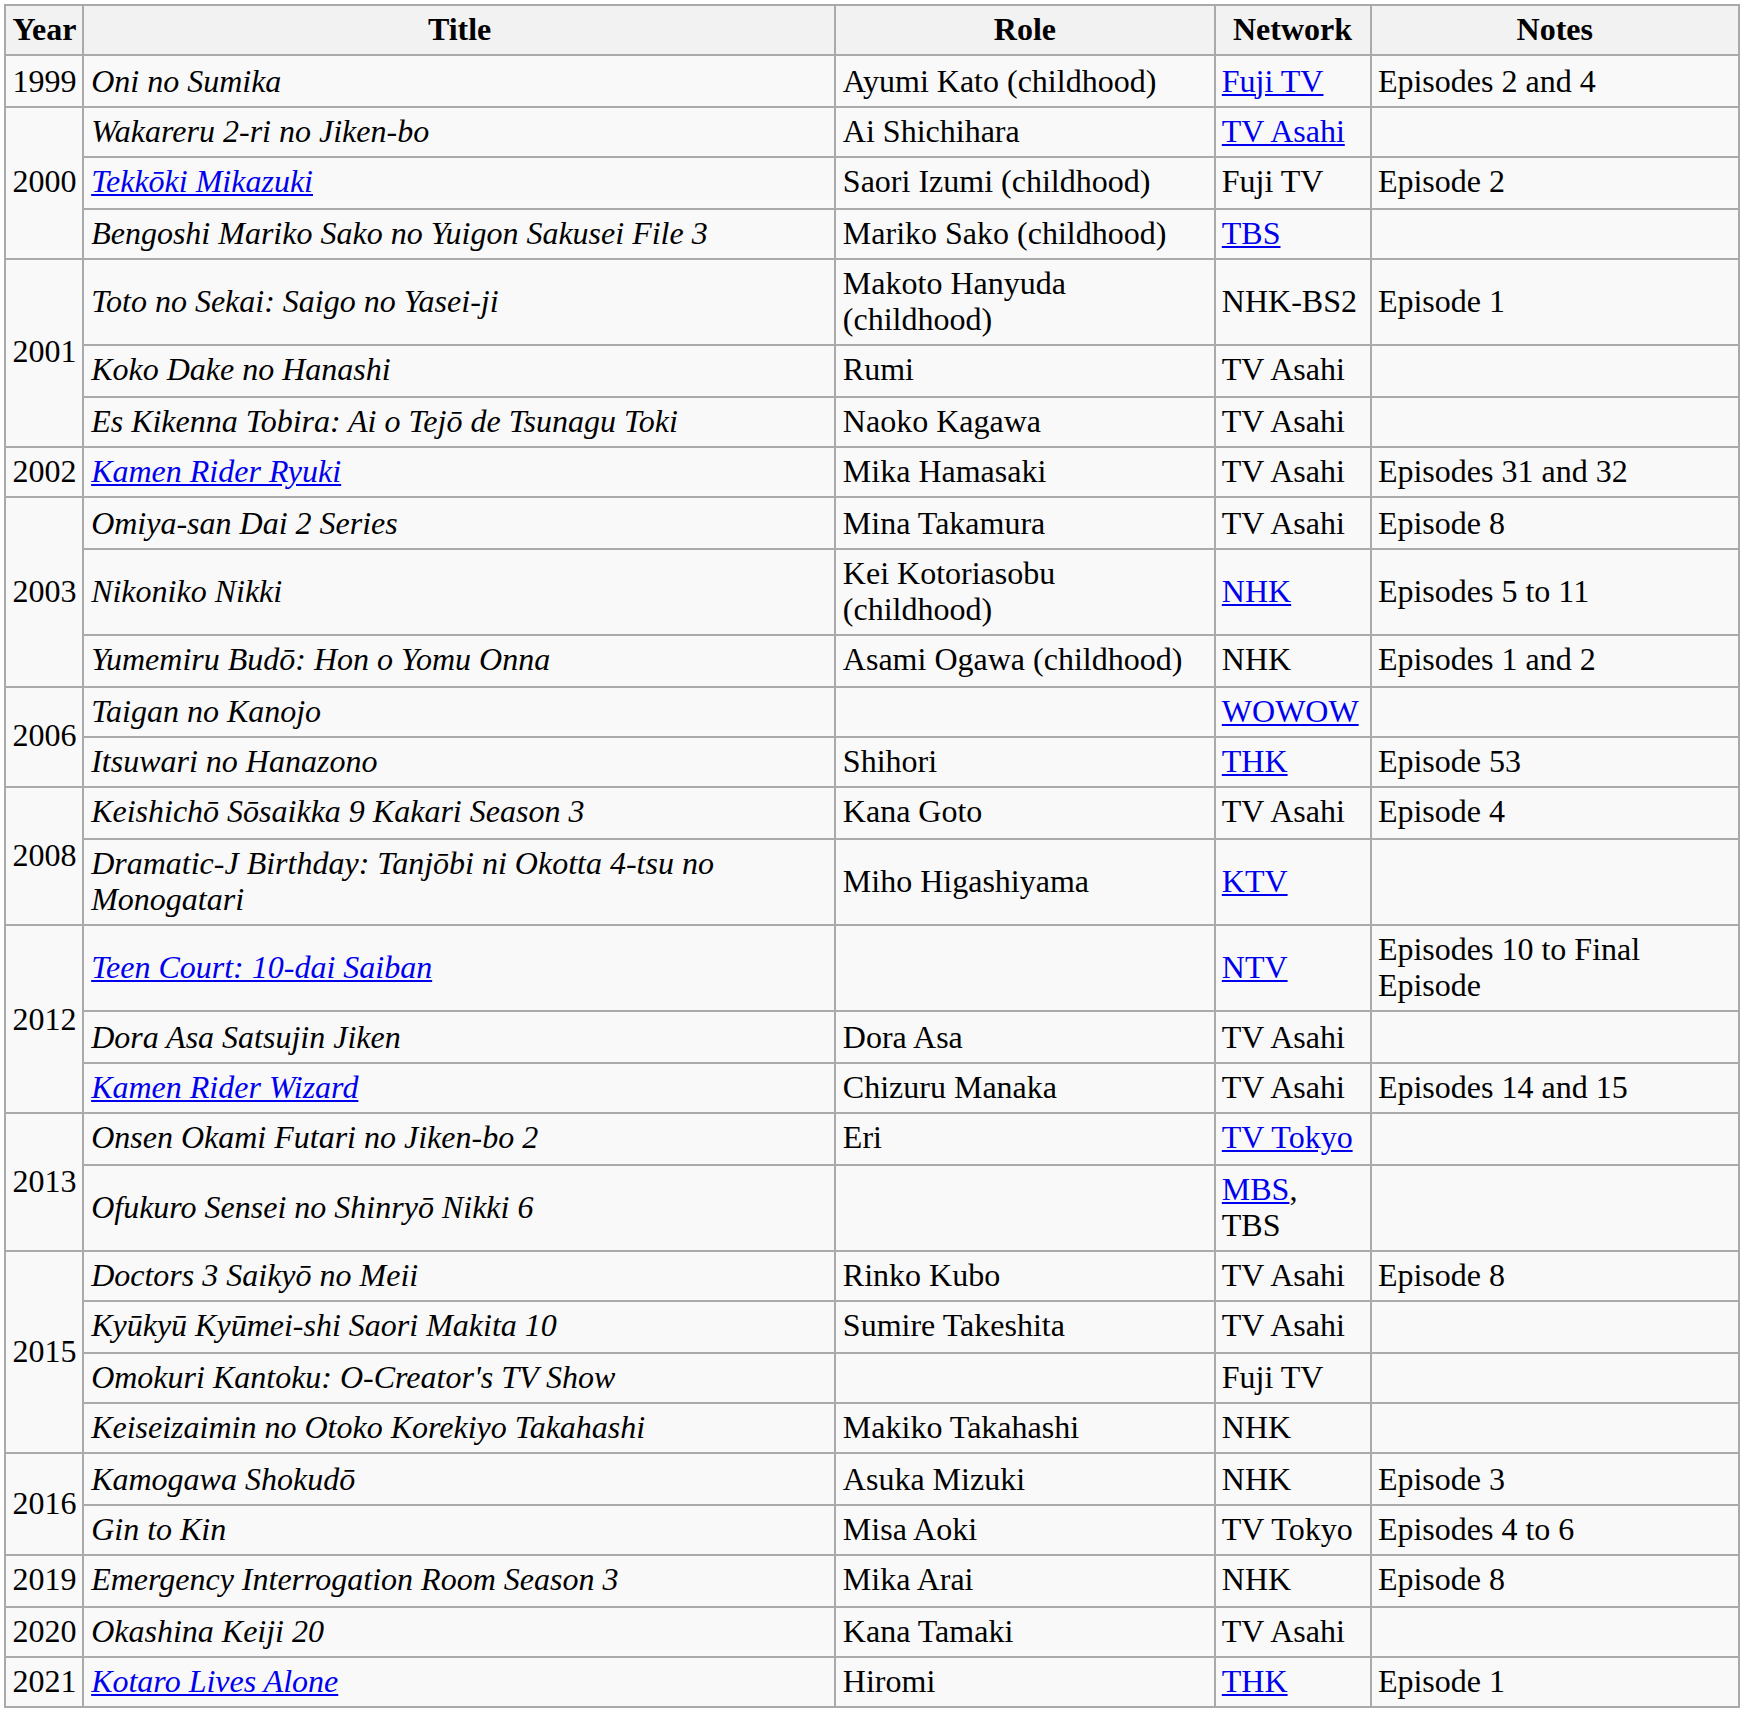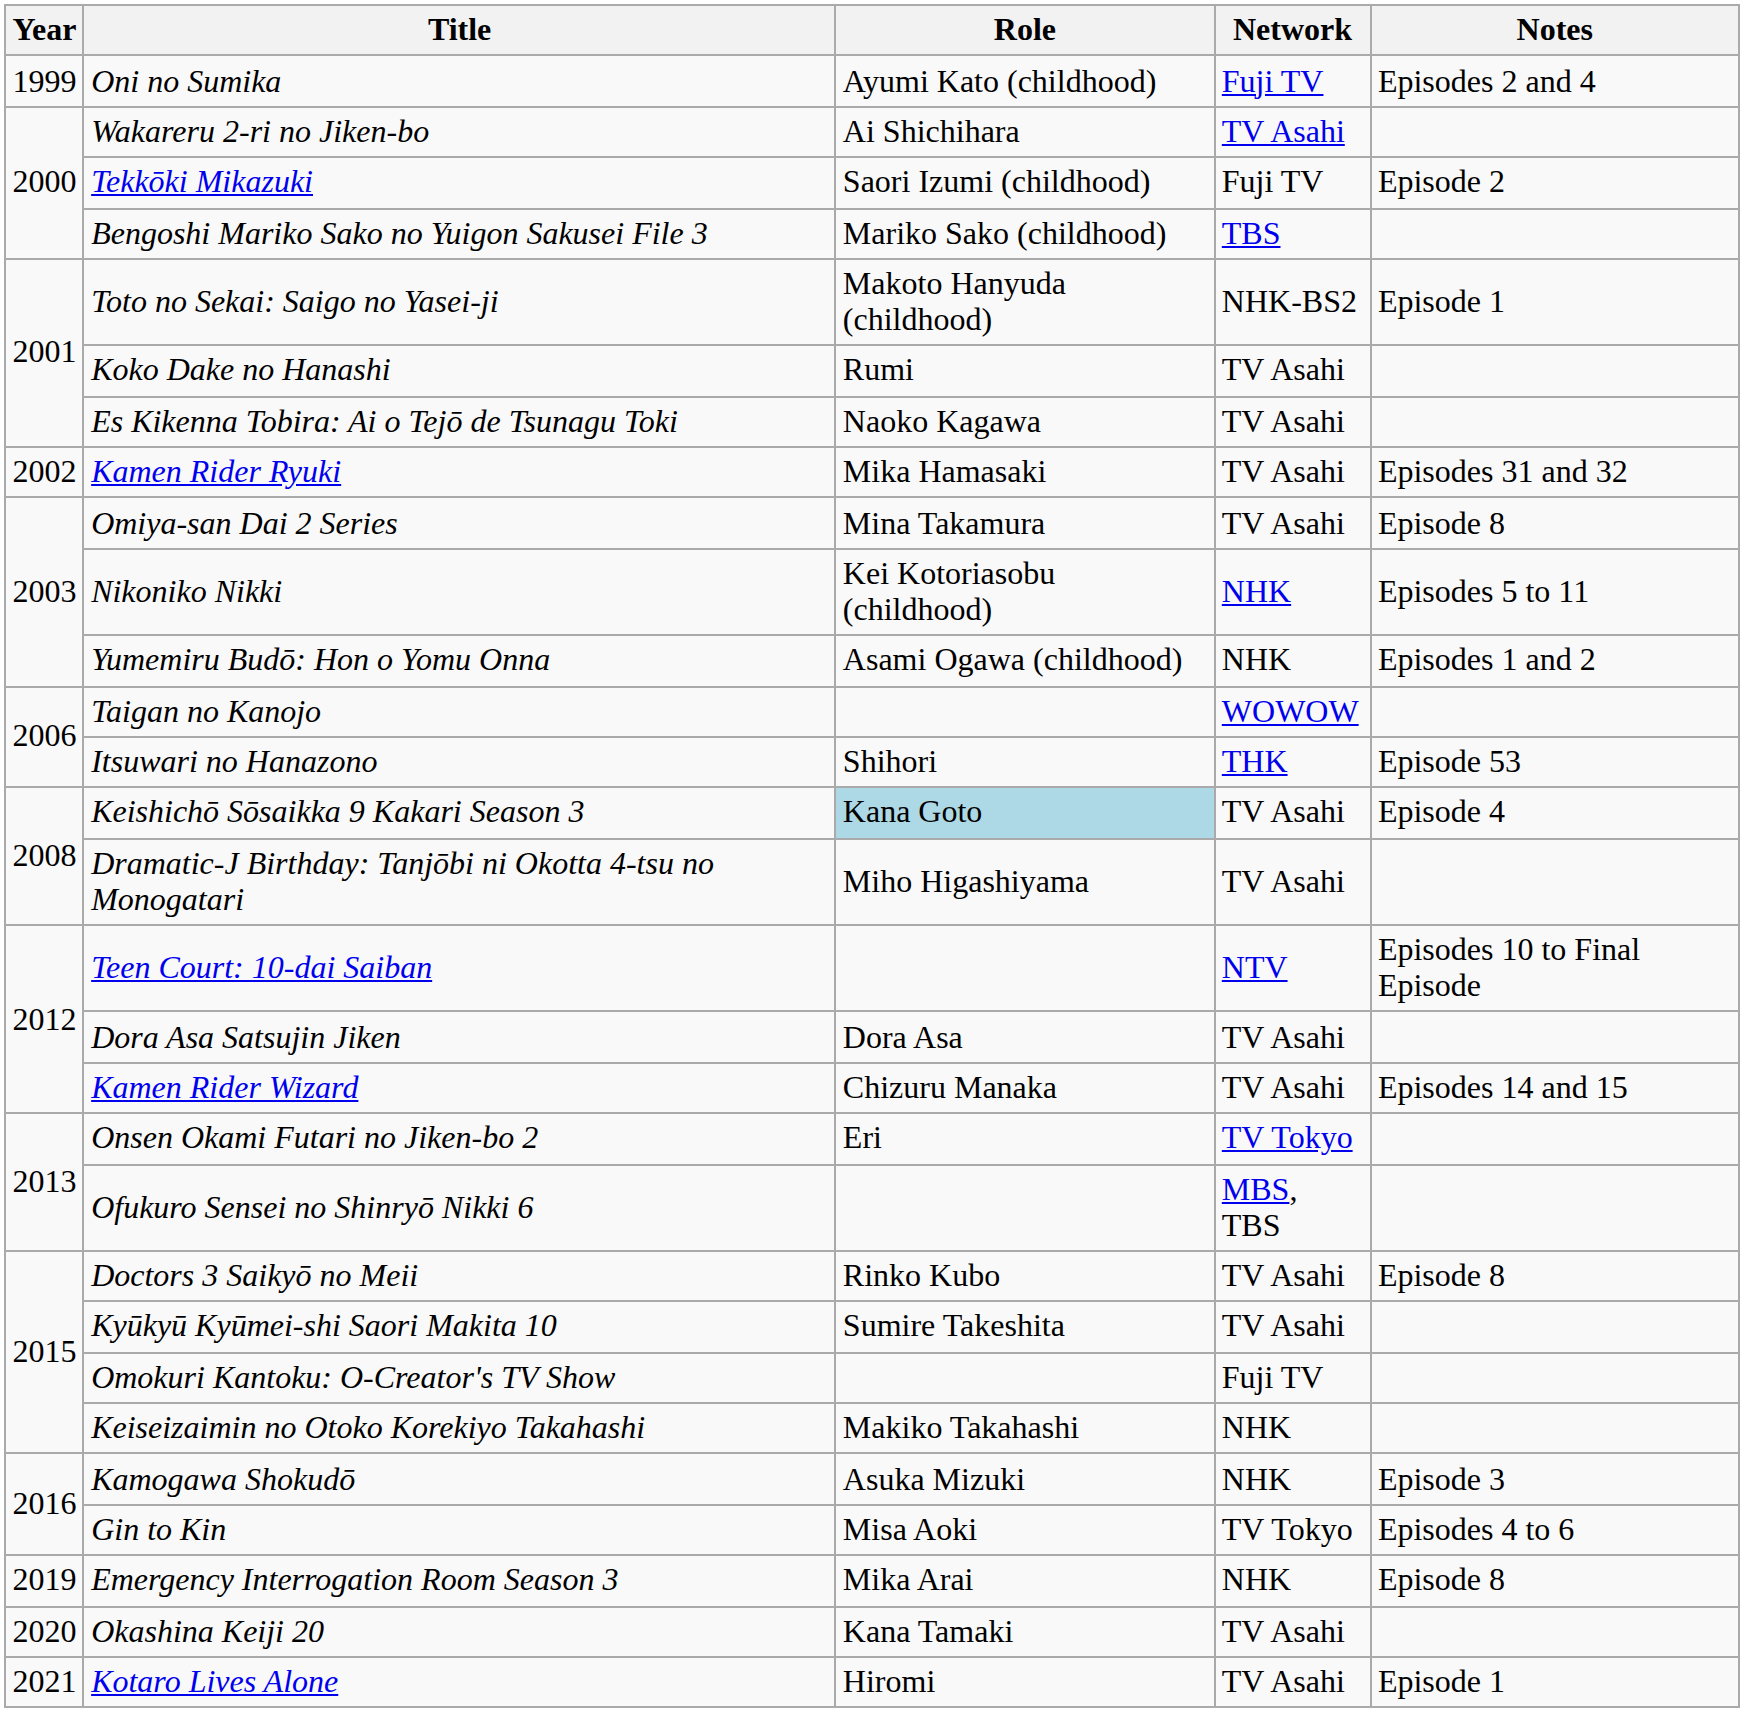(913, 812) no background -> (913, 812) lightblue background
(1255, 881) KTV -> (1283, 881) TV Asahi
(1255, 1681) THK -> (1283, 1681) TV Asahi
